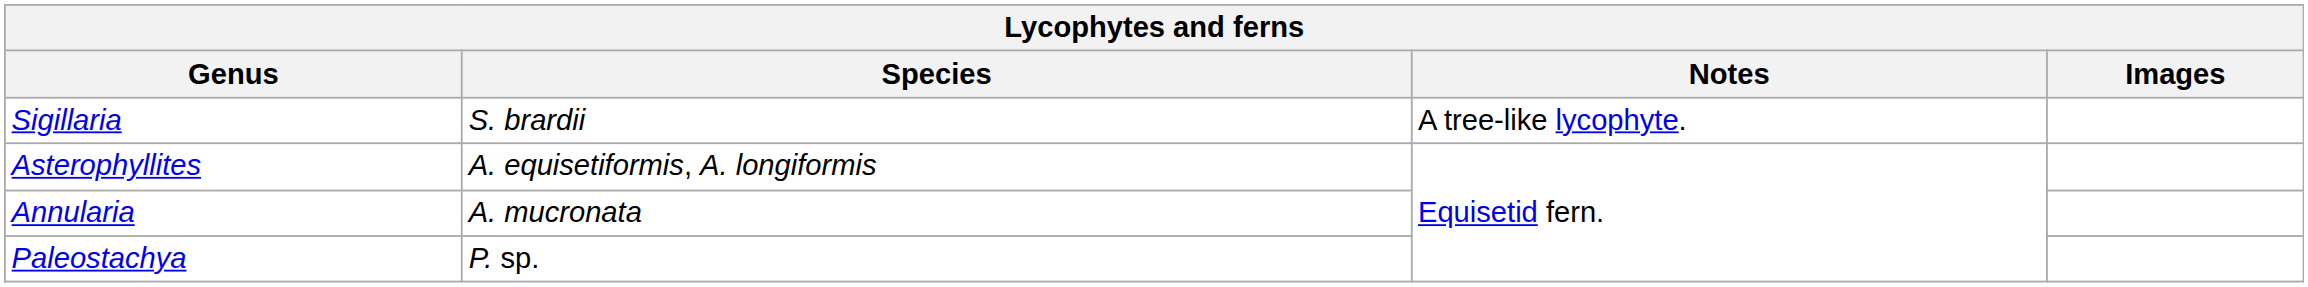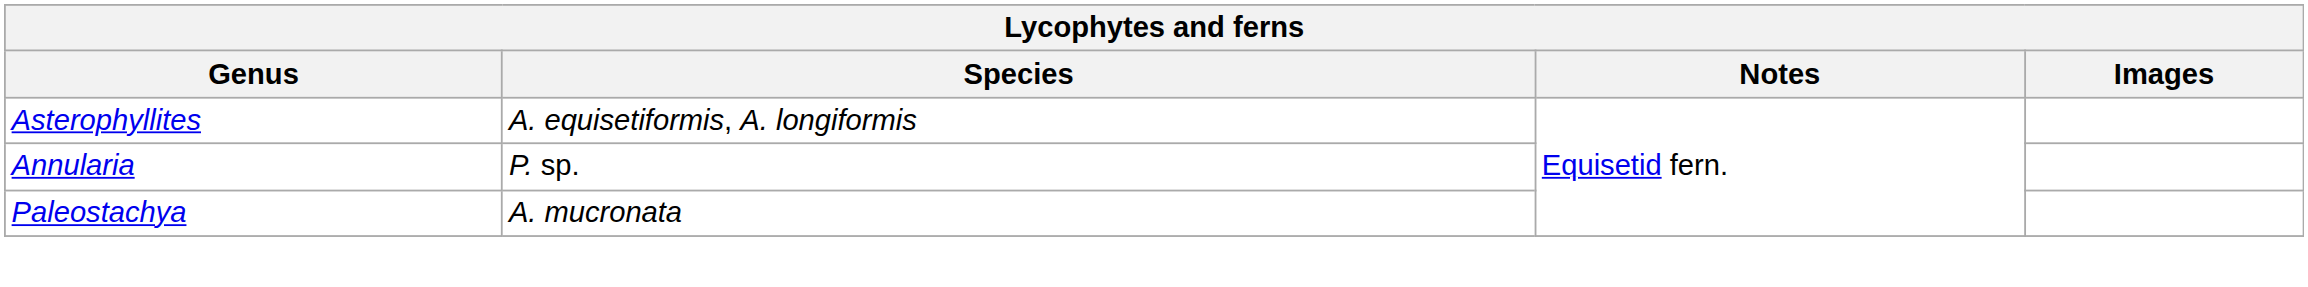- row: (67, 119)
(555, 212) A. mucronata -> (544, 166) P. sp.
(504, 258) P. sp. -> (595, 212) A. mucronata
